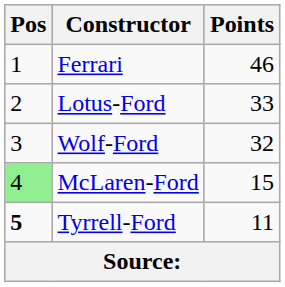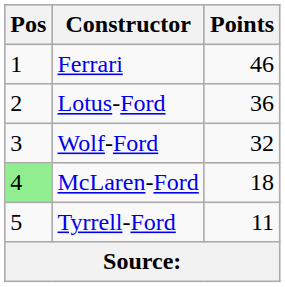(262, 103) 33 -> (262, 103) 36
(262, 182) 15 -> (262, 182) 18
(16, 222) bold -> (16, 222) normal
